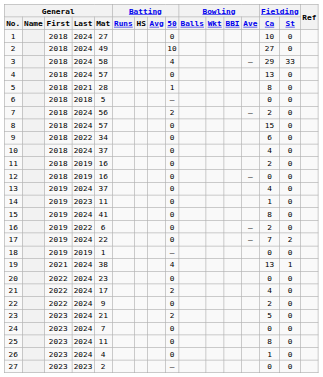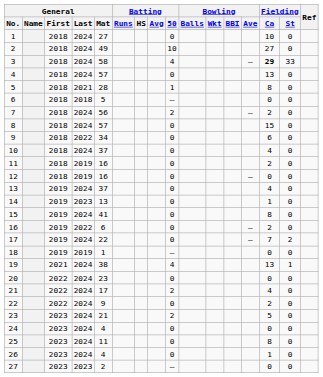(270, 62) normal -> (270, 62) bold
(103, 201) 11 -> (103, 201) 13
(103, 328) 7 -> (103, 328) 4
